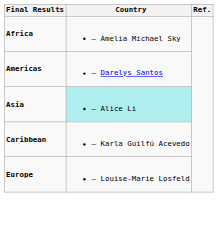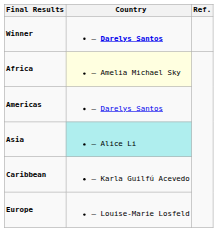+ row: (19, 34)
(129, 38) no background -> (129, 74) lightyellow background
